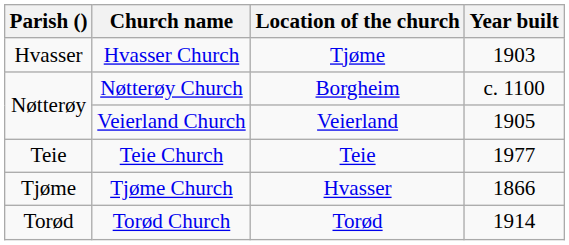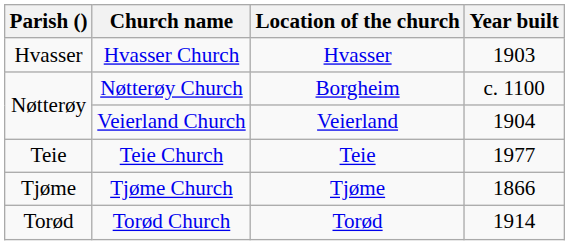(358, 54) Tjøme -> (358, 54) Hvasser
(514, 121) 1905 -> (514, 121) 1904
(358, 188) Hvasser -> (358, 188) Tjøme
